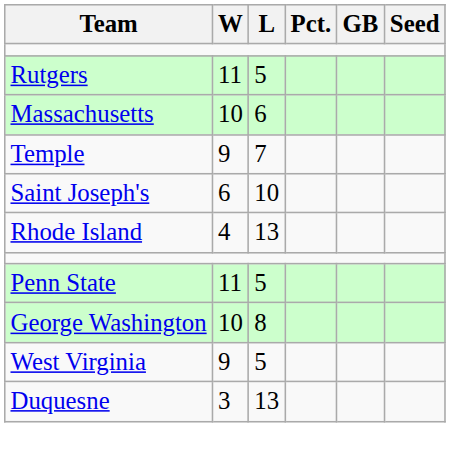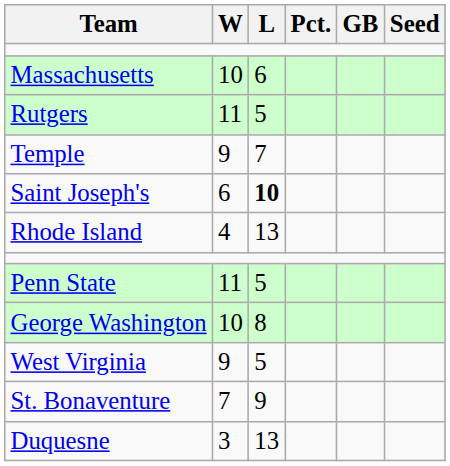rows swapped: (49, 74) <-> (82, 114)
(267, 192) normal -> (267, 192) bold
+ row: (90, 401)
